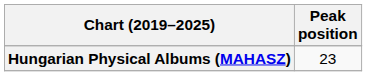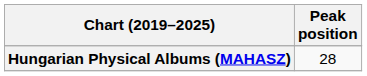(328, 58) 23 -> (328, 58) 28
